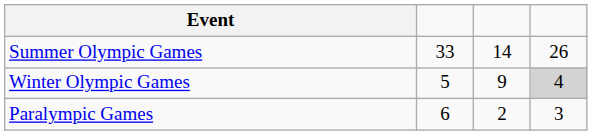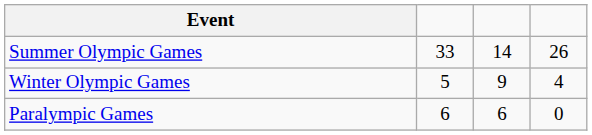(559, 83) lightgrey background -> (559, 83) no background
(502, 114) 2 -> (502, 114) 6
(559, 114) 3 -> (559, 114) 0
